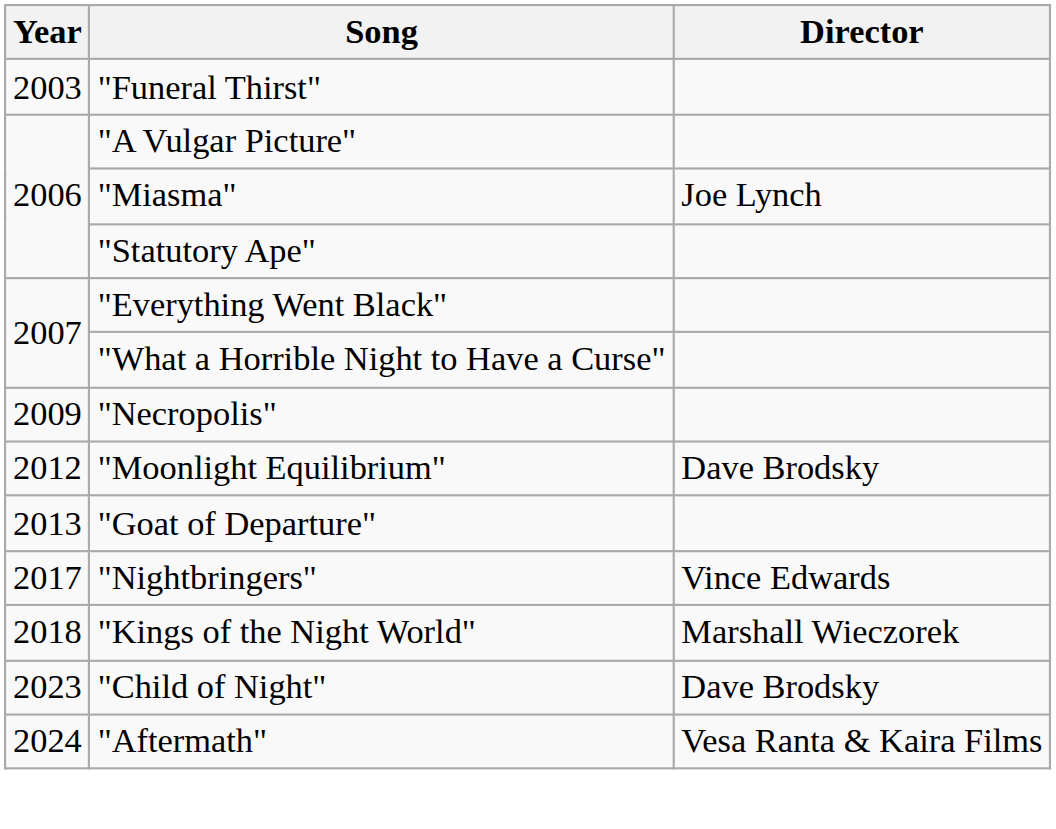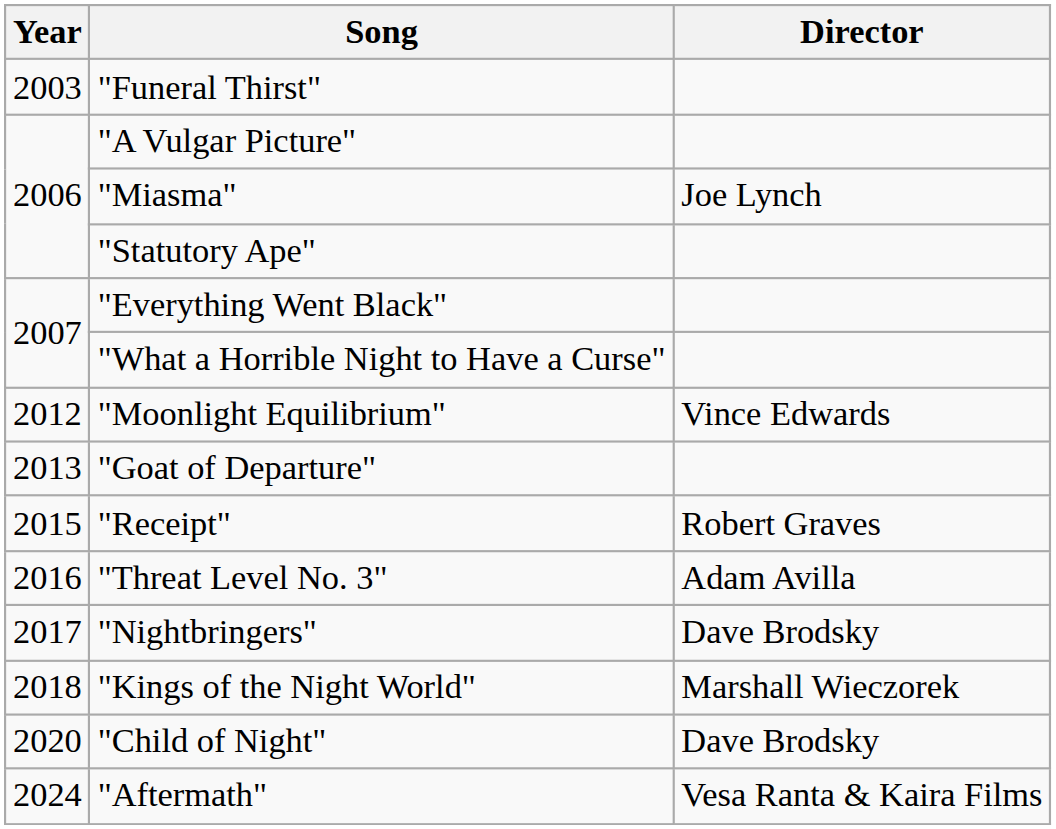- row: (187, 413)
(780, 468) Dave Brodsky -> (786, 413) Vince Edwards
+ row: (164, 522)
+ row: (243, 577)
(786, 577) Vince Edwards -> (780, 631) Dave Brodsky
(47, 686) 2023 -> (47, 741) 2020
